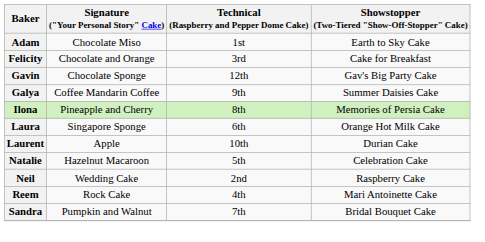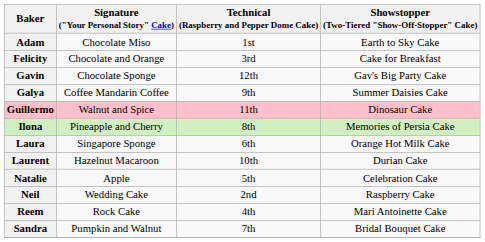+ row: (30, 110)
(107, 144) Apple -> (116, 161) Hazelnut Macaroon
(107, 161) Hazelnut Macaroon -> (116, 178) Apple
